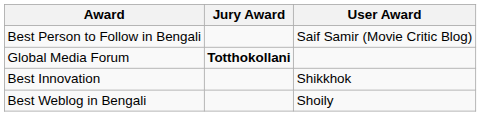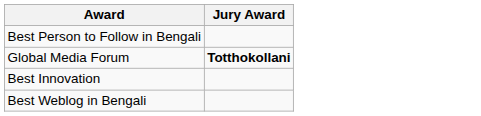- column: (385, 15)
